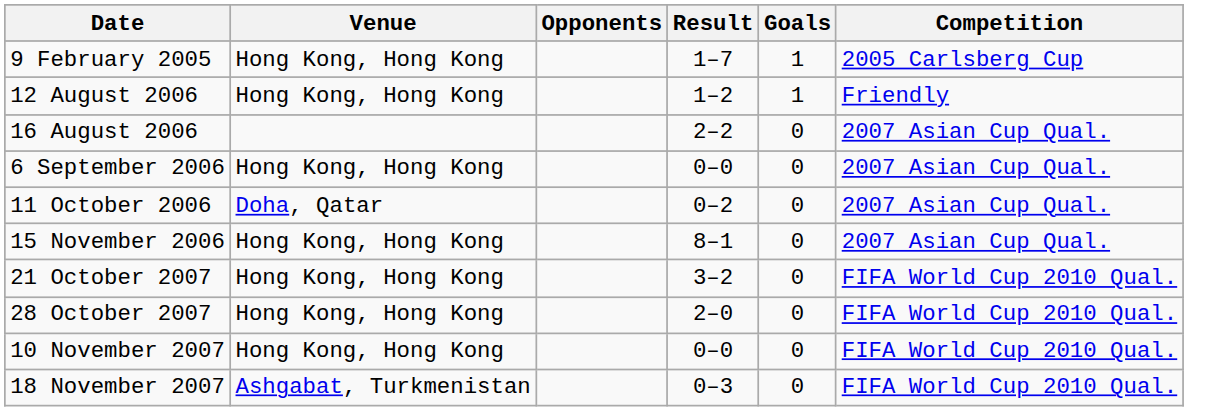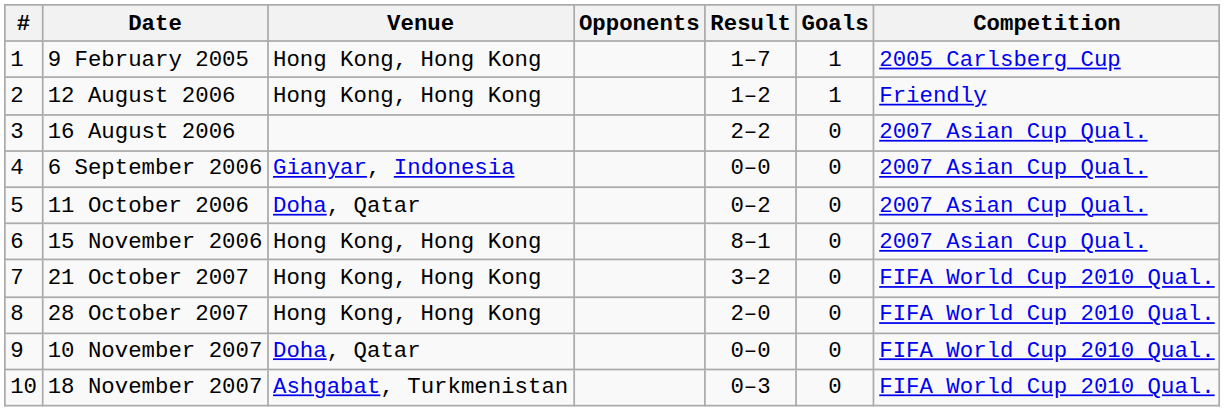+ column: (24, 23)
(370, 169) Hong Kong, Hong Kong -> (394, 169) Gianyar, Indonesia
(370, 351) Hong Kong, Hong Kong -> (347, 351) Doha, Qatar
